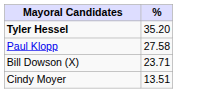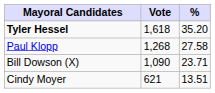+ column: (160, 12)
